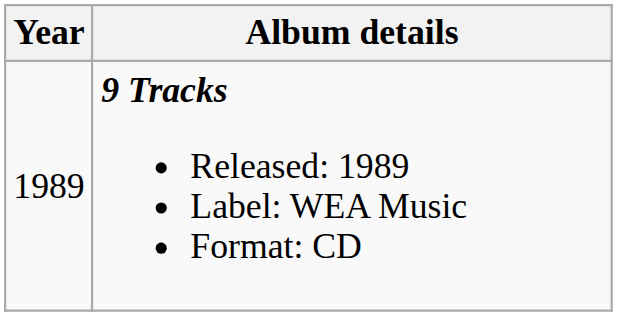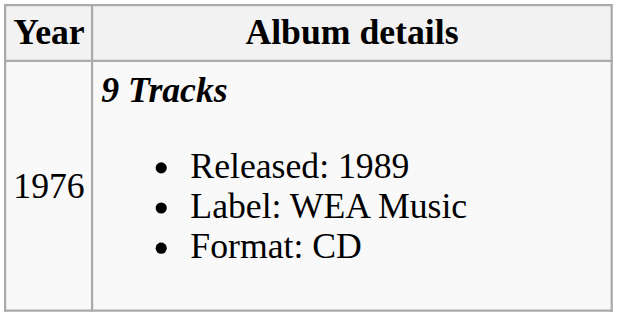(49, 185) 1989 -> (49, 185) 1976
